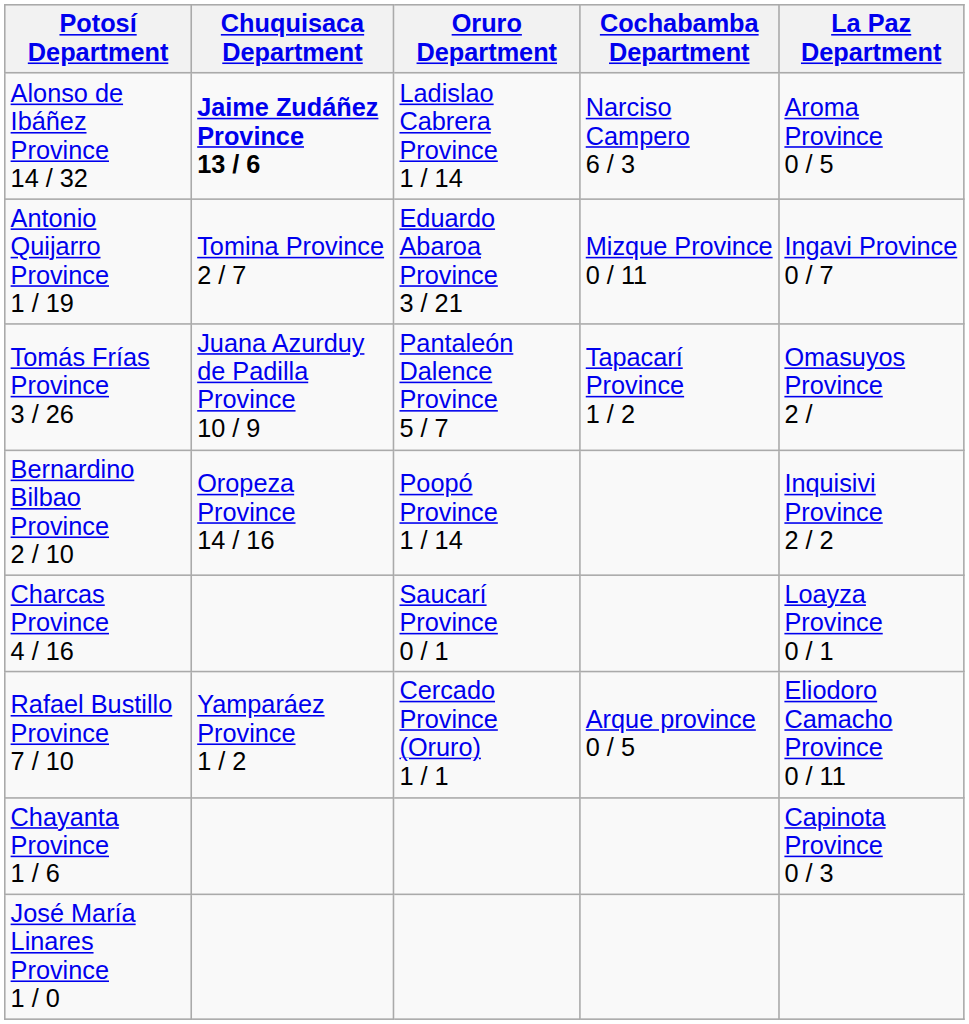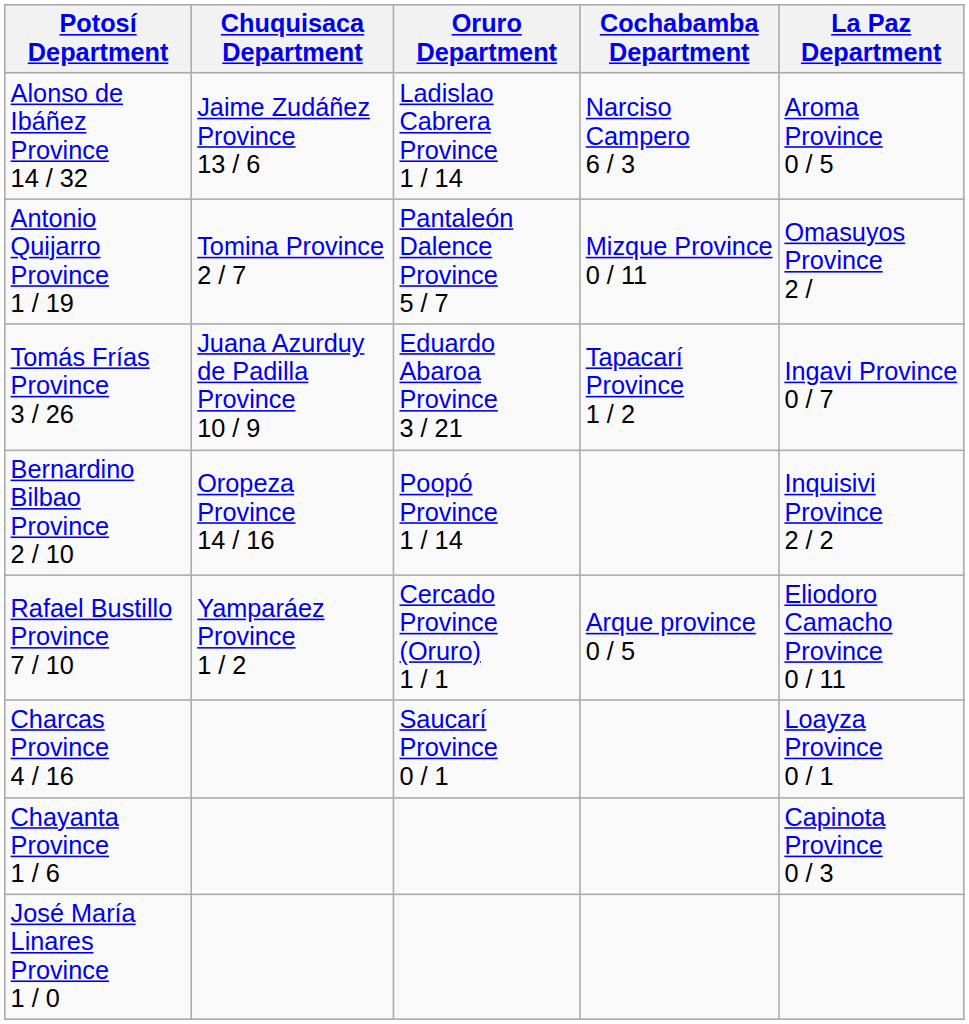(288, 135) bold -> (284, 135) normal
(449, 261) Eduardo Abaroa Province 3 / 21 -> (456, 261) Pantaleón Dalence Province 5 / 7
(871, 261) Ingavi Province 0 / 7 -> (845, 261) Omasuyos Province 2 /
(456, 386) Pantaleón Dalence Province 5 / 7 -> (449, 386) Eduardo Abaroa Province 3 / 21
(845, 386) Omasuyos Province 2 / -> (871, 386) Ingavi Province 0 / 7
rows swapped: (91, 734) <-> (60, 623)
